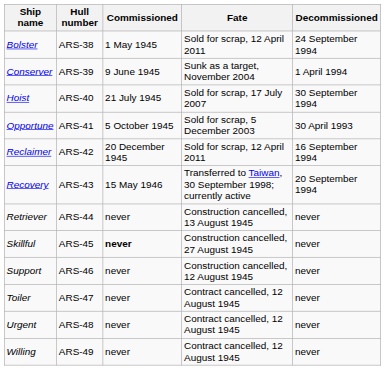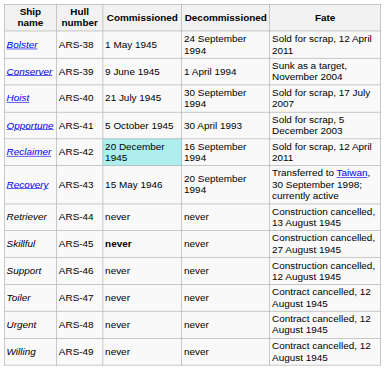columns swapped: (337, 17) <-> (237, 17)
(135, 152) no background -> (135, 152) paleturquoise background
